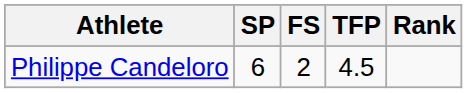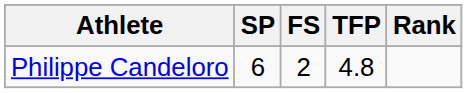(356, 66) 4.5 -> (356, 66) 4.8
